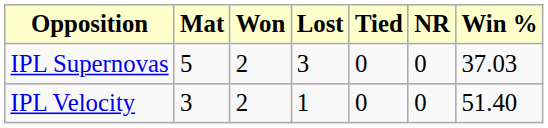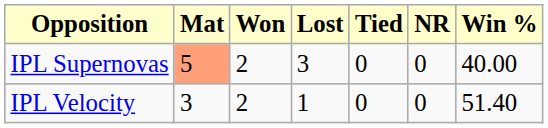(186, 63) no background -> (186, 63) lightsalmon background
(489, 63) 37.03 -> (489, 63) 40.00
